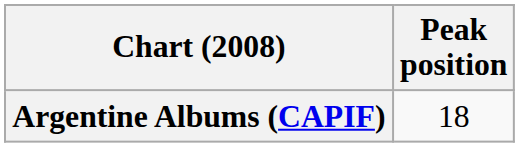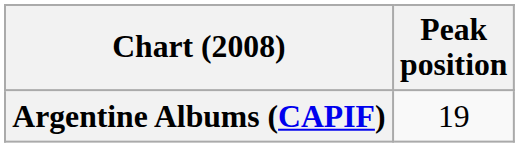(454, 115) 18 -> (454, 115) 19
